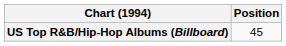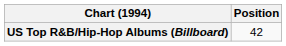(256, 31) 45 -> (256, 31) 42
